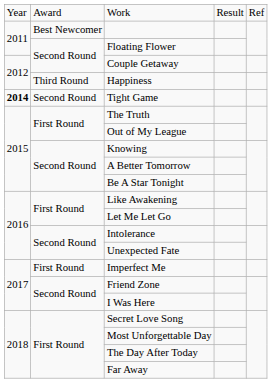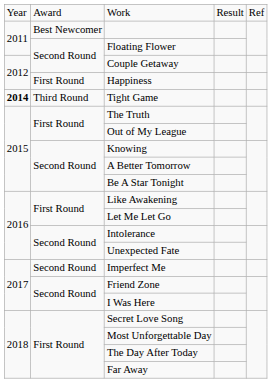(61, 81) Third Round -> (59, 81) First Round
(65, 98) Second Round -> (61, 98) Third Round
(59, 268) First Round -> (65, 268) Second Round
